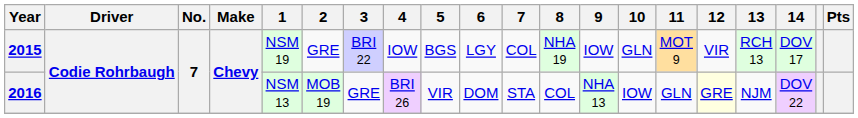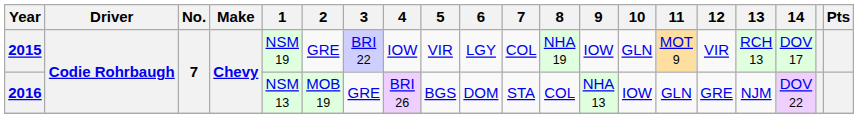(440, 50) BGS -> (440, 50) VIR
(440, 93) VIR -> (440, 93) BGS
(716, 93) lightyellow background -> (716, 93) no background
